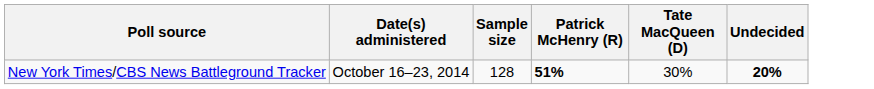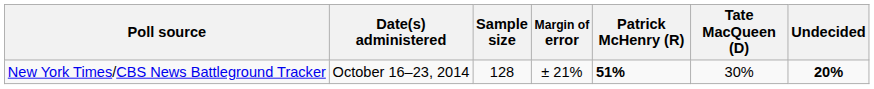+ column: (562, 33)
